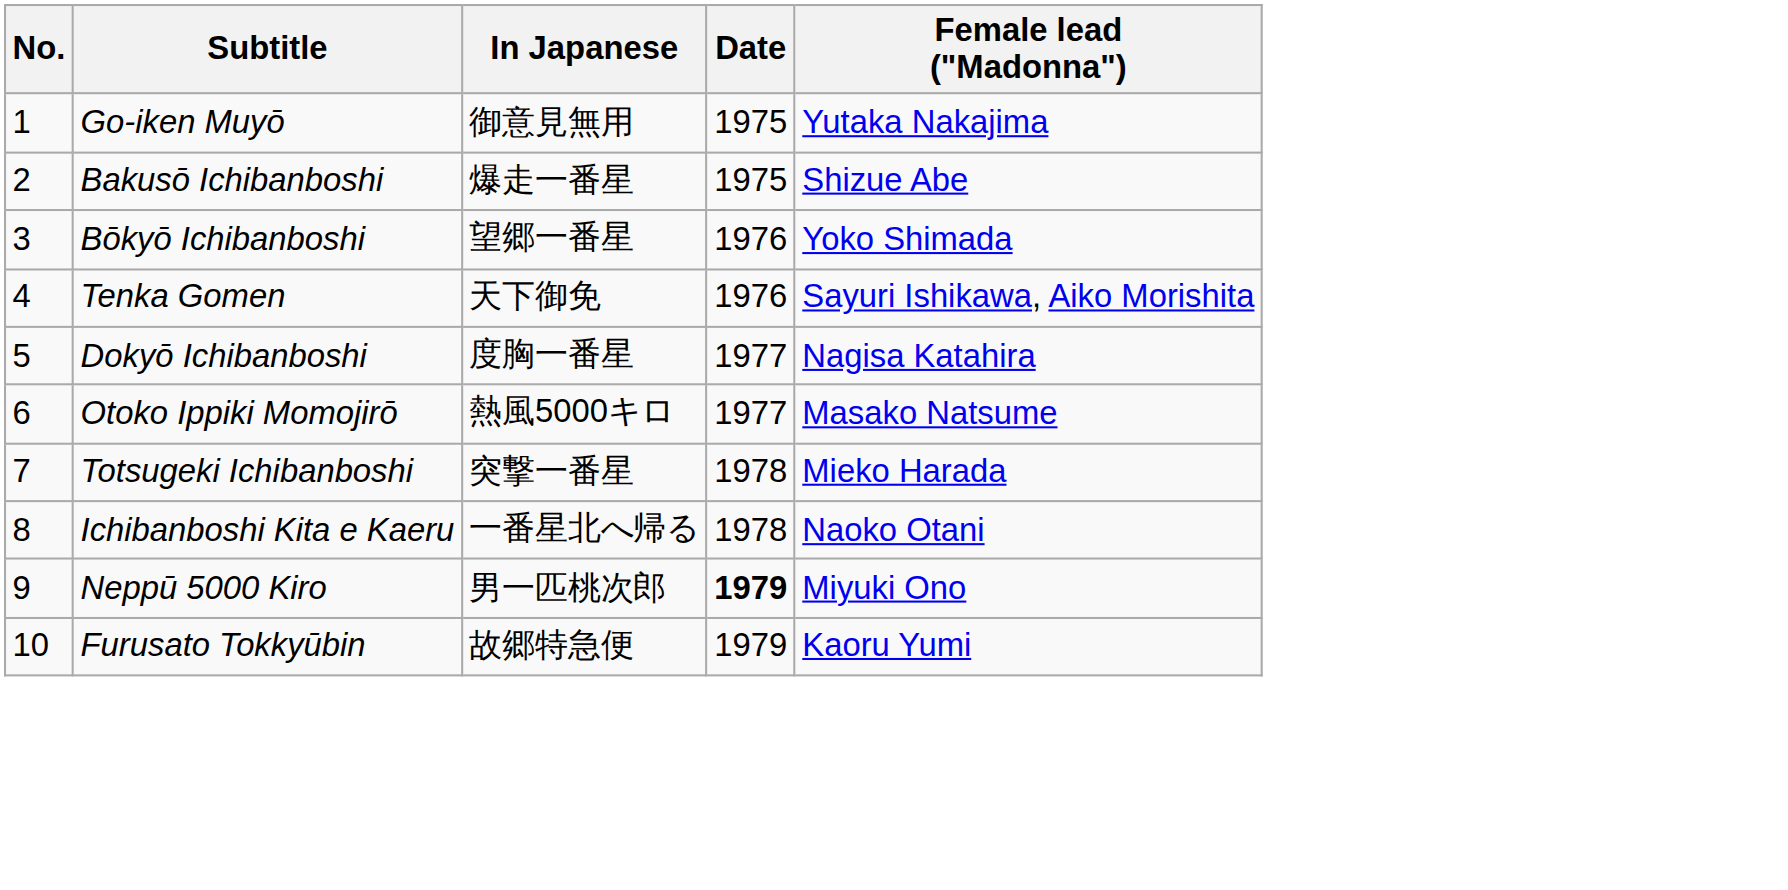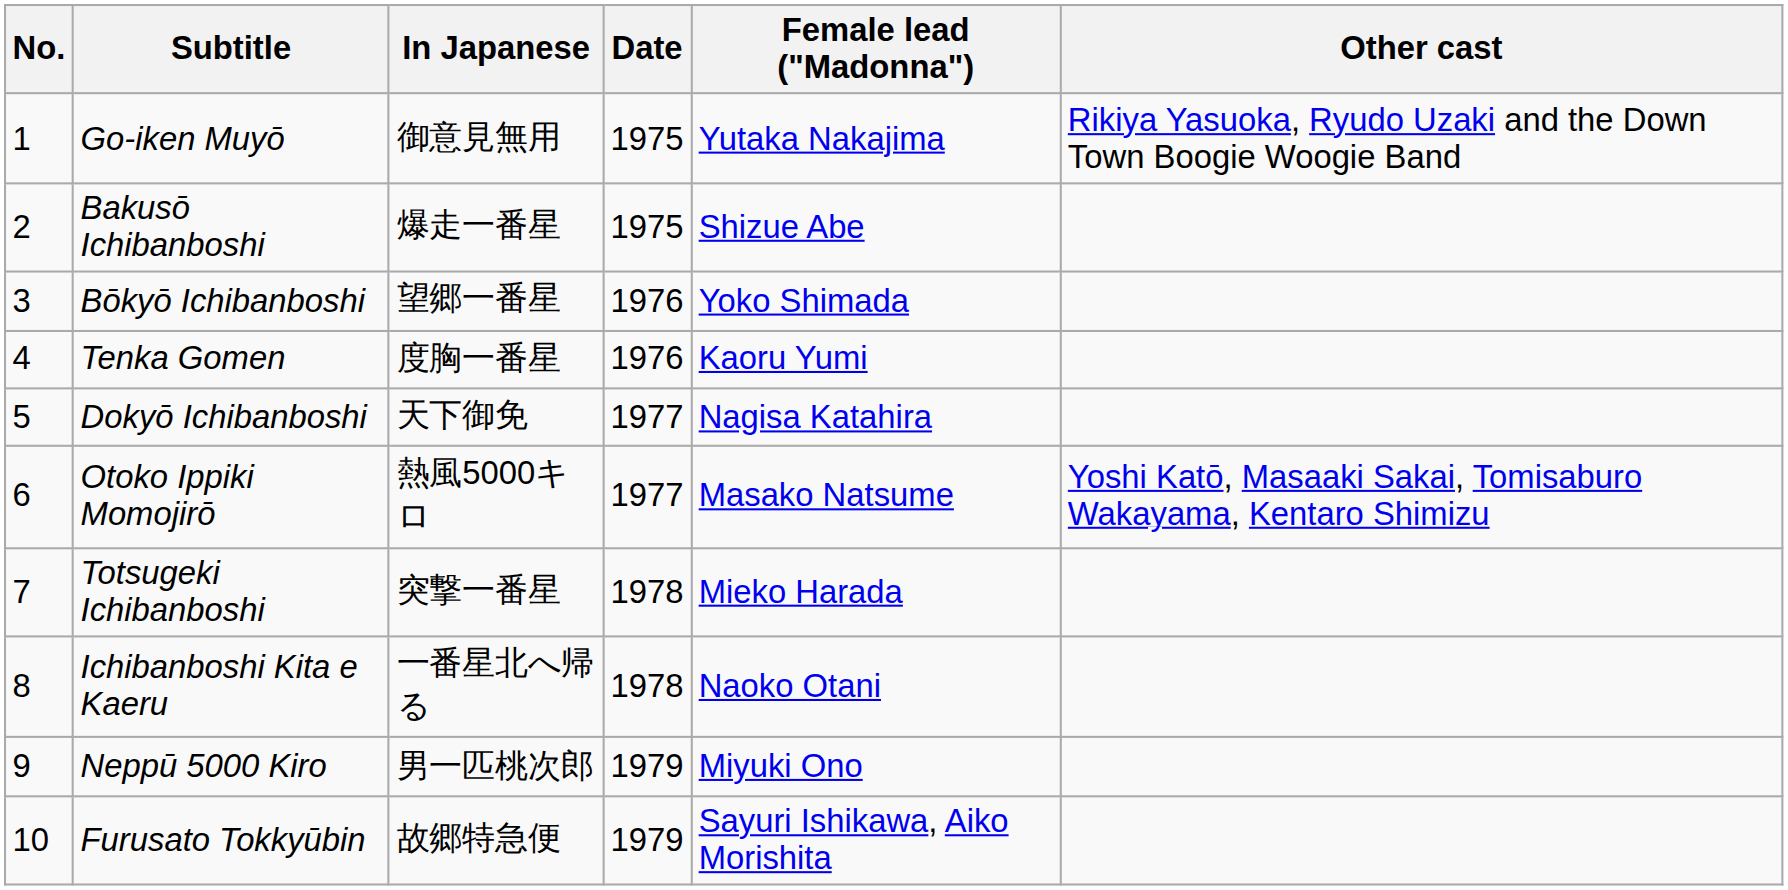+ column: (1421, 48)
(535, 295) 天下御免 -> (479, 357) 度胸一番星
(1028, 297) Sayuri Ishikawa, Aiko Morishita -> (783, 358) Kaoru Yumi
(551, 354) 度胸一番星 -> (462, 415) 天下御免
(751, 587) bold -> (647, 766) normal
(887, 646) Kaoru Yumi -> (854, 839) Sayuri Ishikawa, Aiko Morishita
